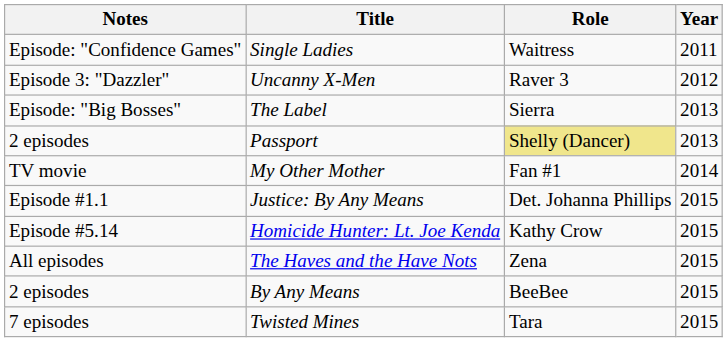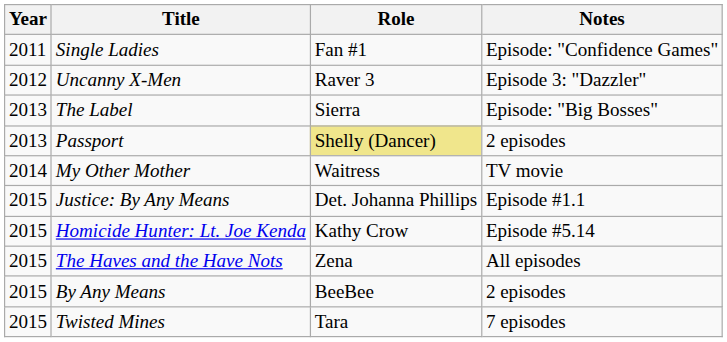columns swapped: (699, 19) <-> (125, 19)
(542, 49) Waitress -> (341, 49) Fan #1
(535, 170) Fan #1 -> (347, 170) Waitress
